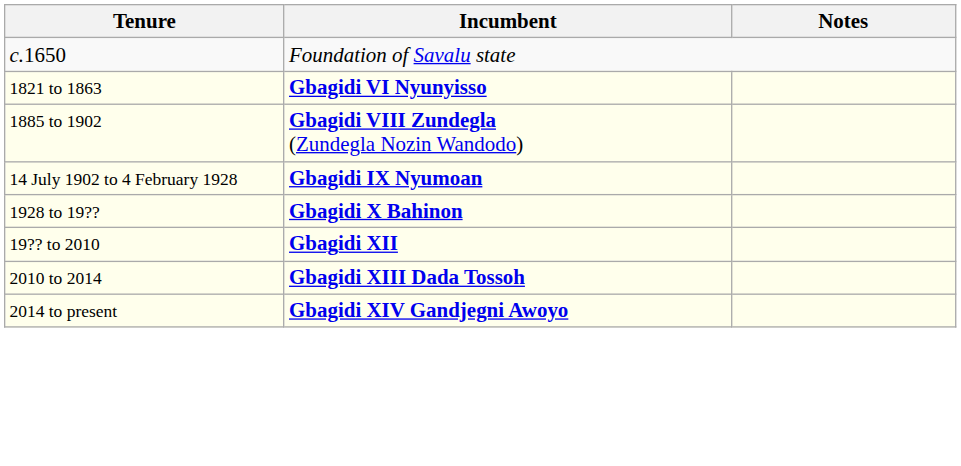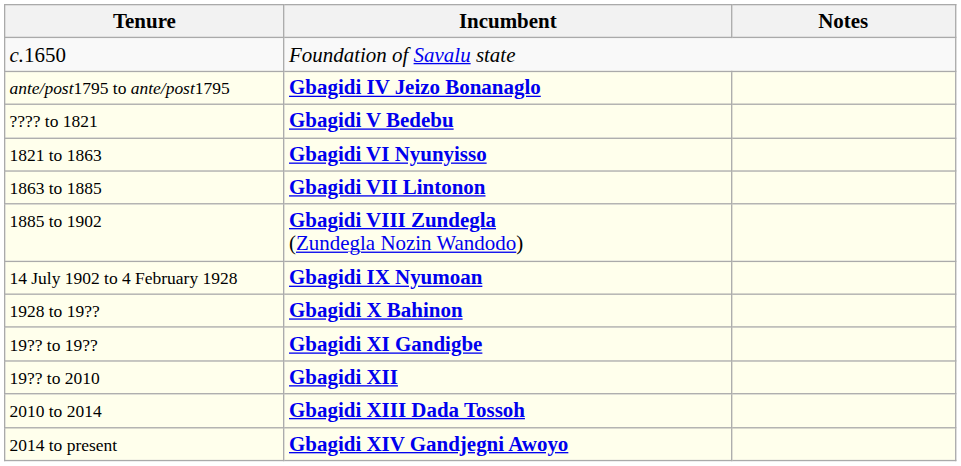+ row: (120, 88)
+ row: (54, 122)
+ row: (56, 188)
+ row: (54, 345)
